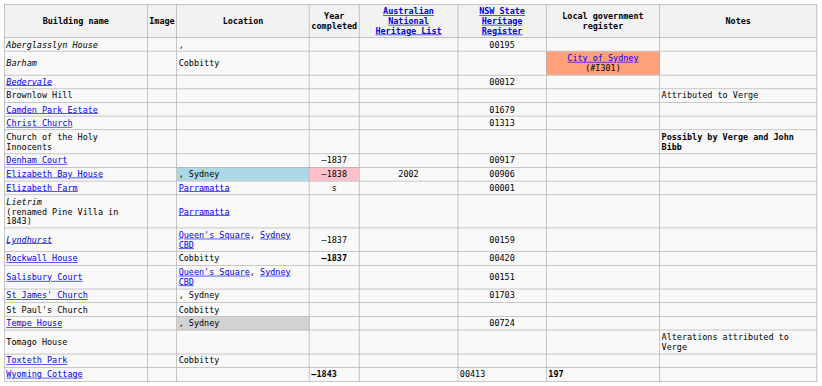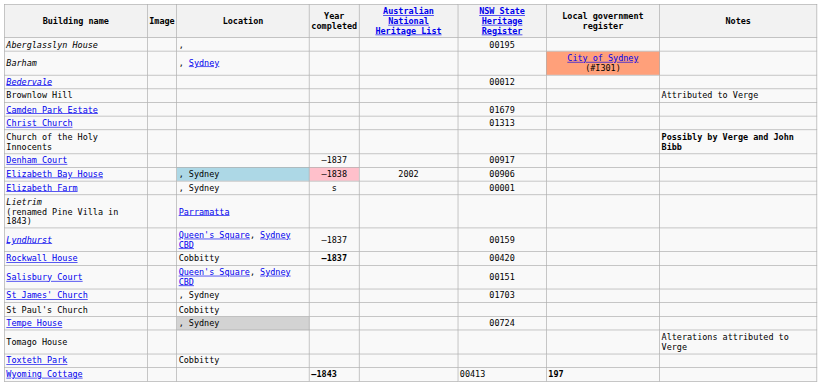(199, 63) Cobbitty -> (199, 63) , Sydney
(204, 188) Parramatta -> (199, 188) , Sydney
